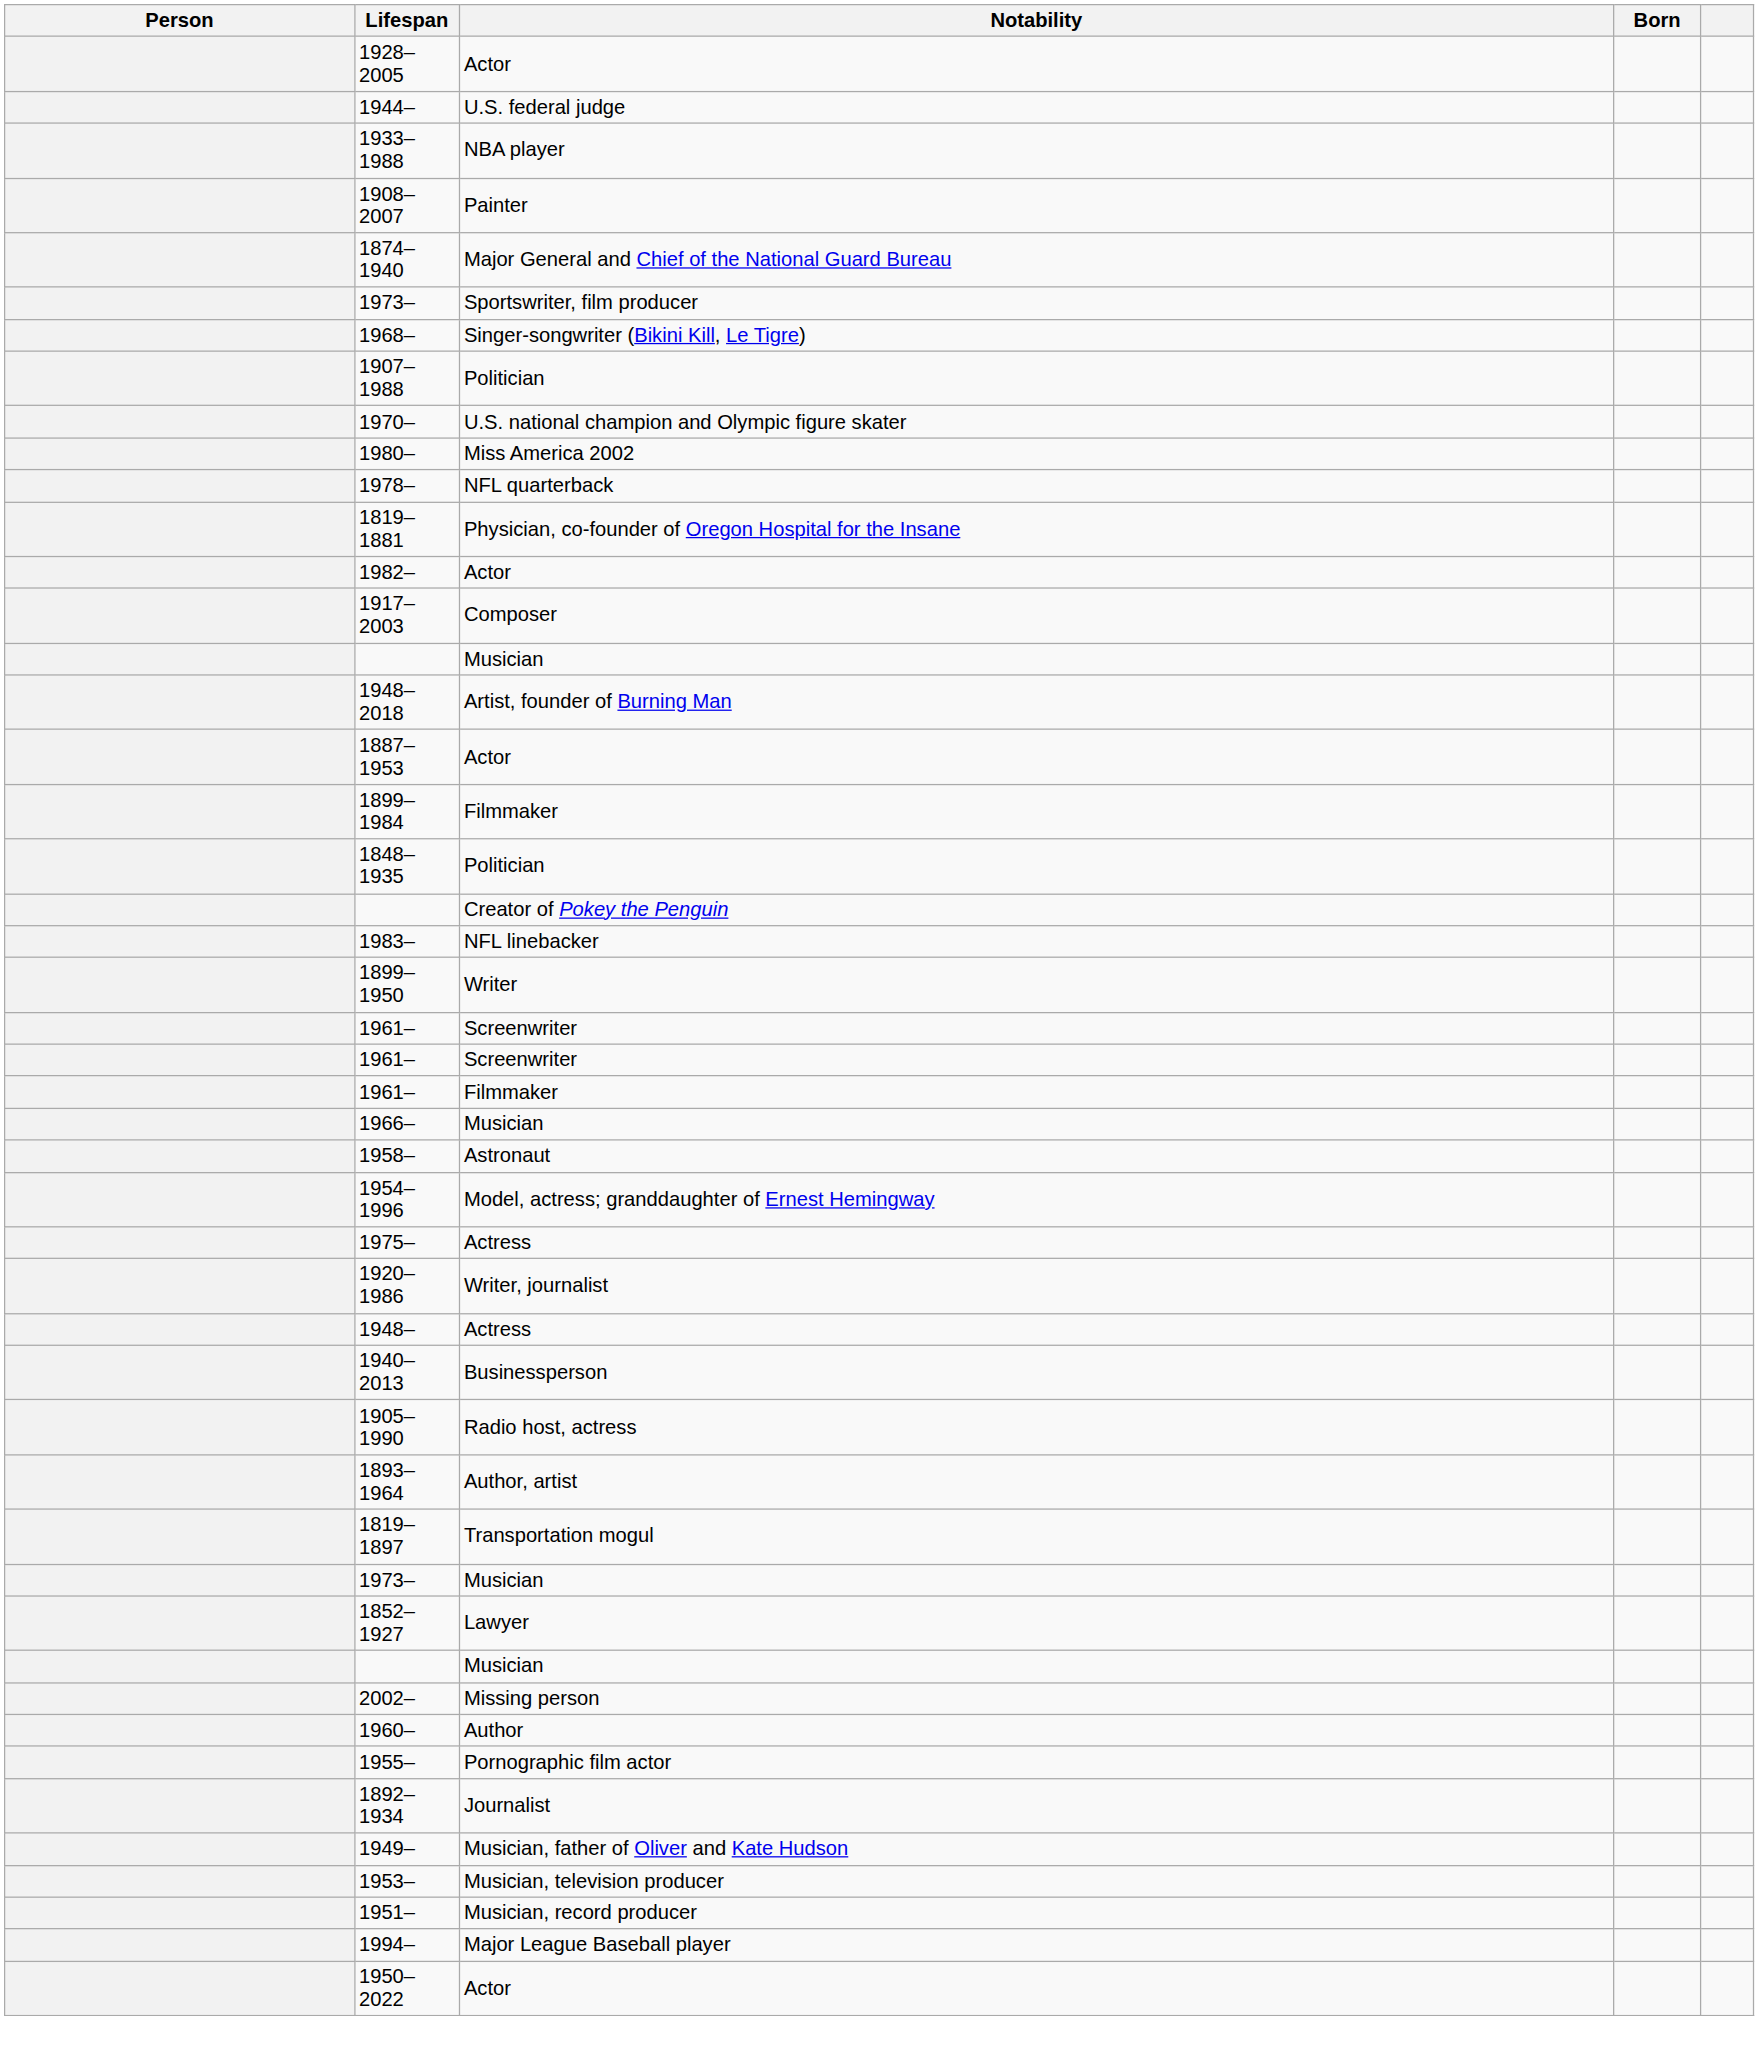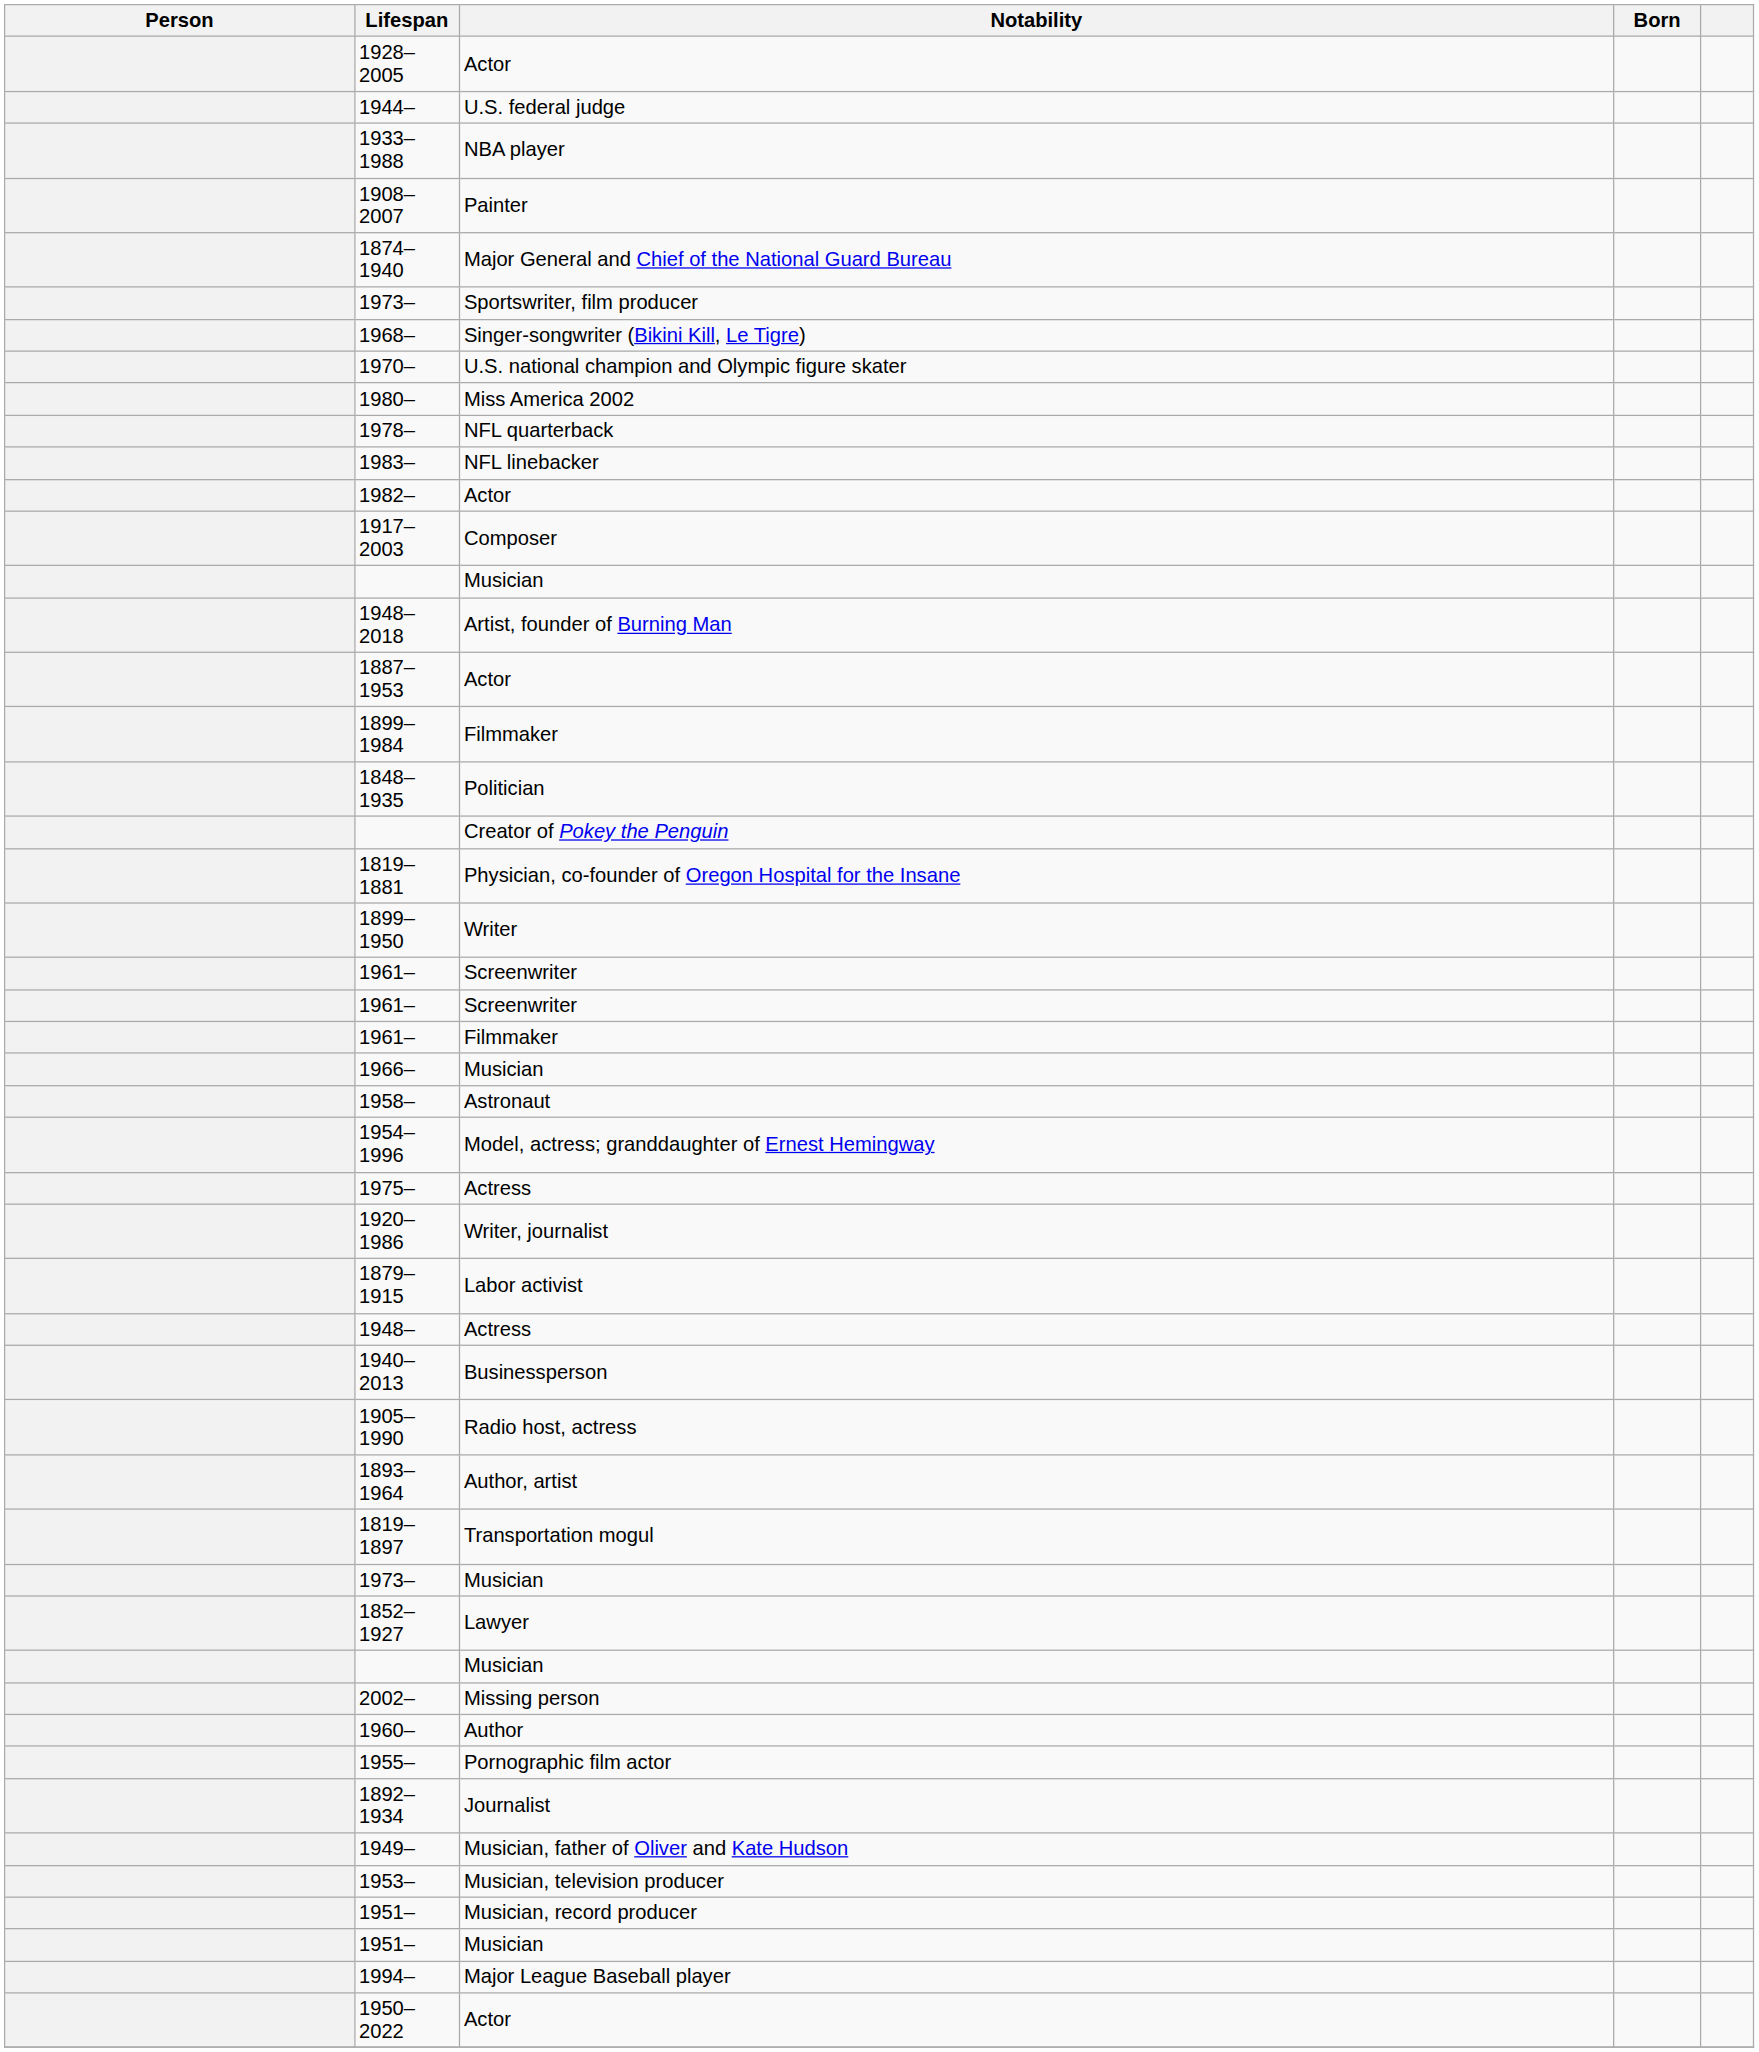- row: (387, 378)
rows swapped: (387, 941) <-> (387, 528)
+ row: (387, 1285)
+ row: (387, 1944)
